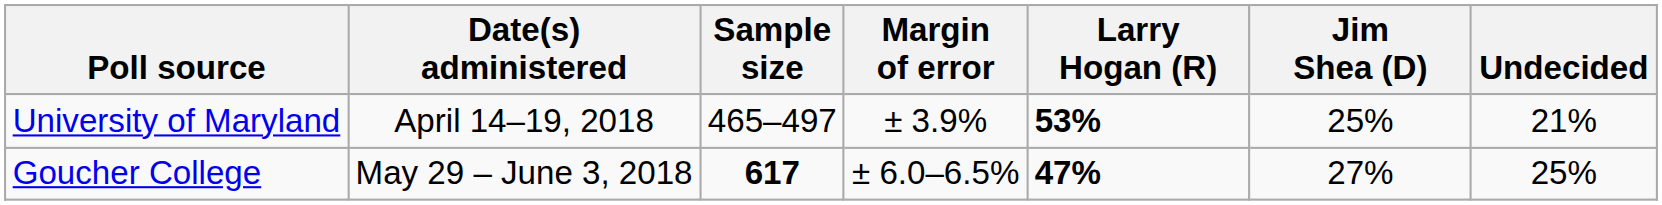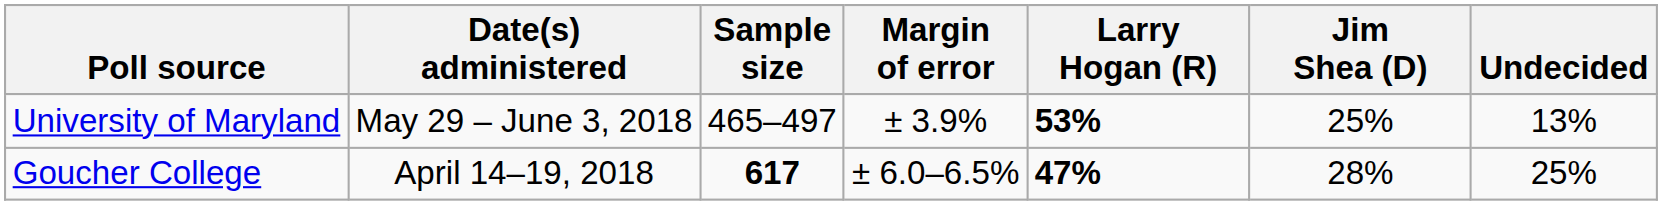(524, 120) April 14–19, 2018 -> (524, 120) May 29 – June 3, 2018
(1564, 120) 21% -> (1564, 120) 13%
(524, 173) May 29 – June 3, 2018 -> (524, 173) April 14–19, 2018
(1360, 173) 27% -> (1360, 173) 28%
